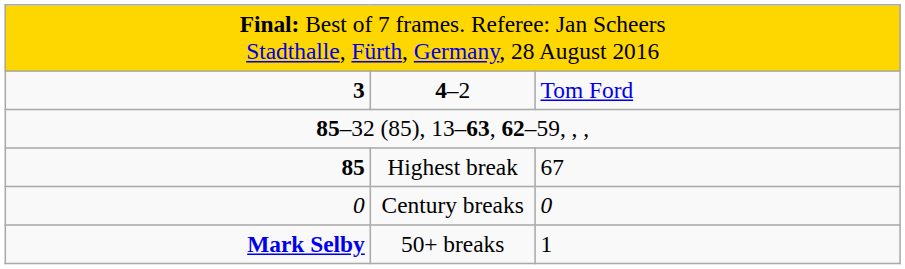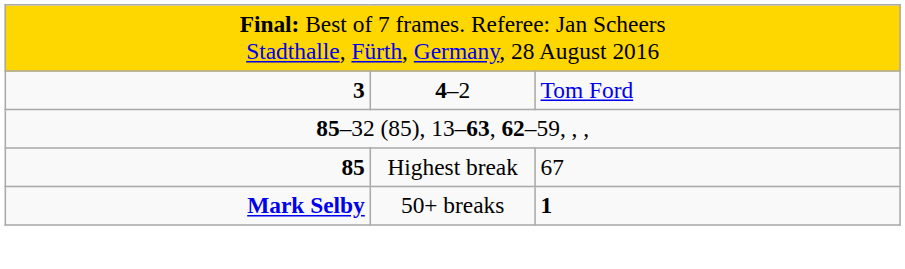- row: (453, 206)
(546, 244) normal -> (546, 206) bold
